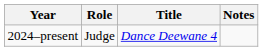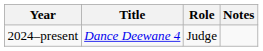columns swapped: (169, 14) <-> (99, 14)
